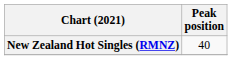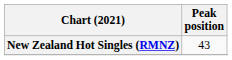(204, 45) 40 -> (204, 45) 43
